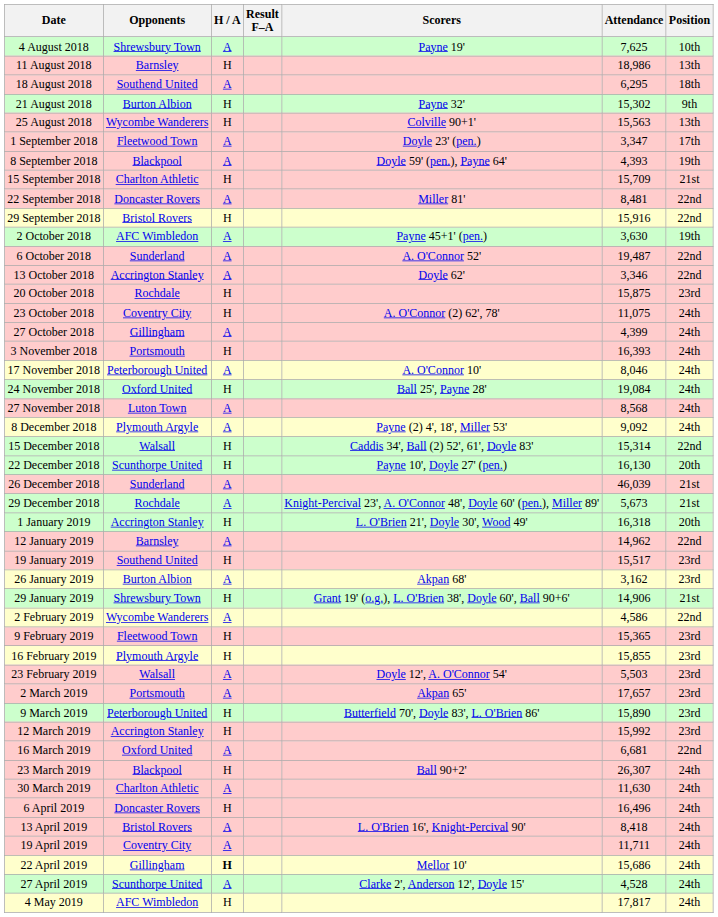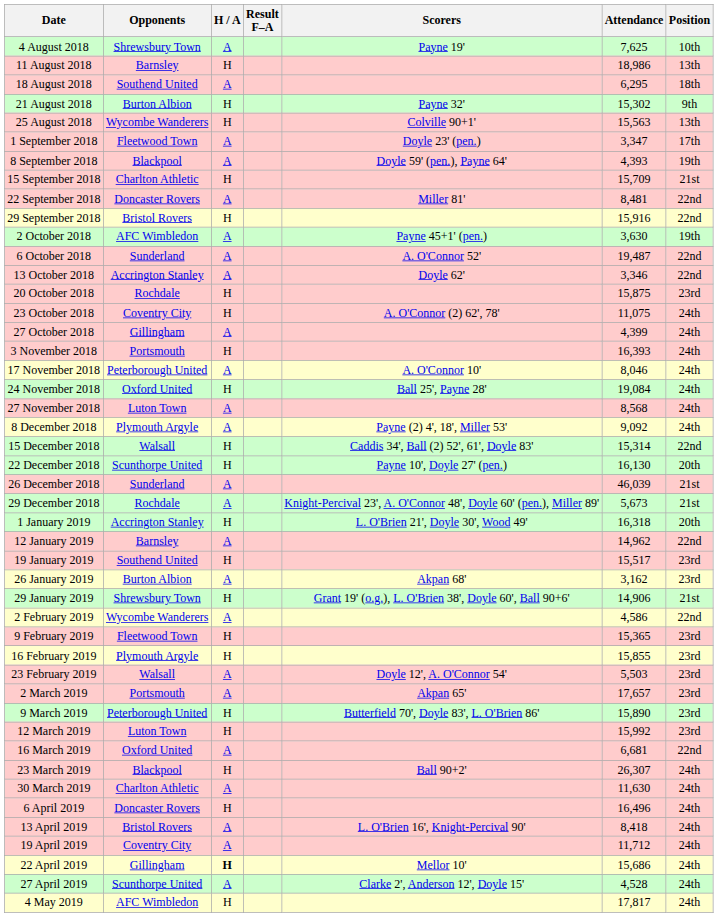(157, 731) Accrington Stanley -> (157, 731) Luton Town
(634, 845) 11,711 -> (634, 845) 11,712
